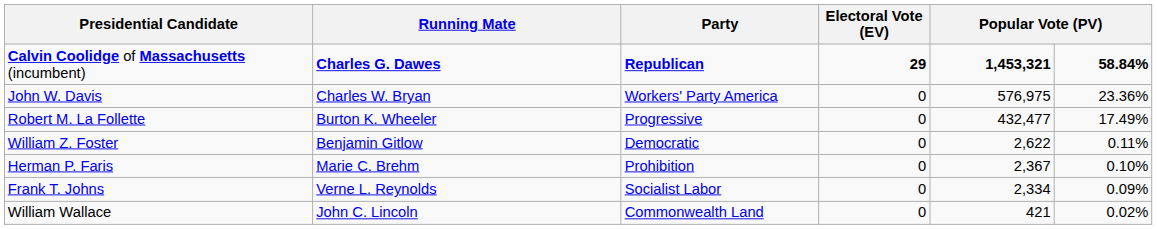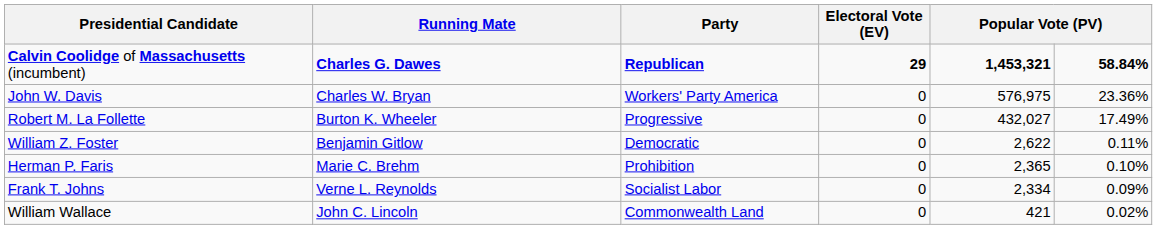(1024, 119) 432,477 -> (1024, 119) 432,027
(1032, 166) 2,367 -> (1032, 166) 2,365
